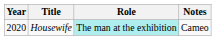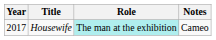(16, 27) 2020 -> (16, 27) 2017
